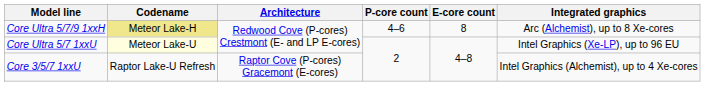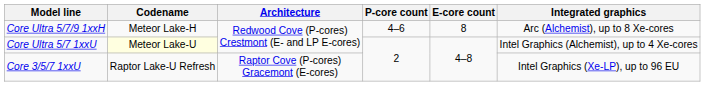(163, 28) khaki background -> (163, 28) no background
(599, 45) Intel Graphics (Xe-LP), up to 96 EU -> (599, 45) Intel Graphics (Alchemist), up to 4 Xe-cores
(599, 67) Intel Graphics (Alchemist), up to 4 Xe-cores -> (599, 67) Intel Graphics (Xe-LP), up to 96 EU
